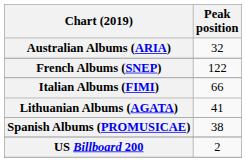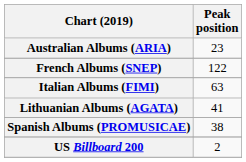(217, 48) 32 -> (217, 48) 23
(217, 87) 66 -> (217, 87) 63
